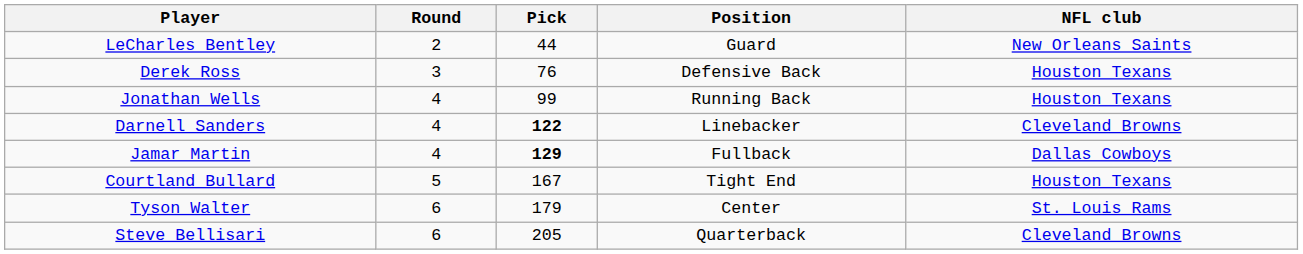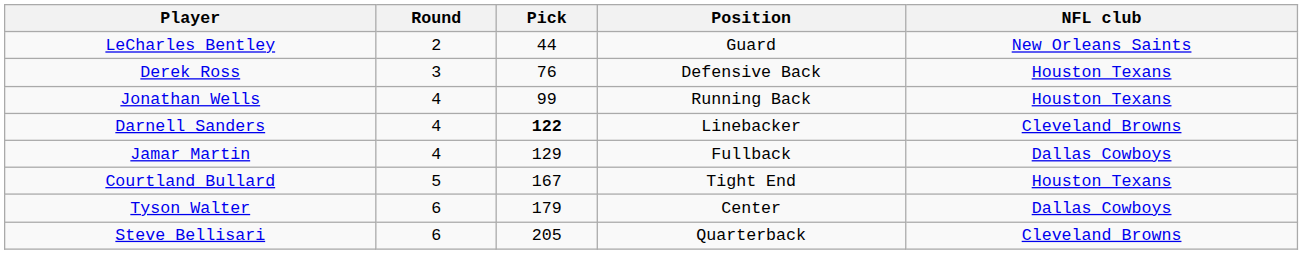(547, 154) bold -> (547, 154) normal
(1102, 208) St. Louis Rams -> (1102, 208) Dallas Cowboys
